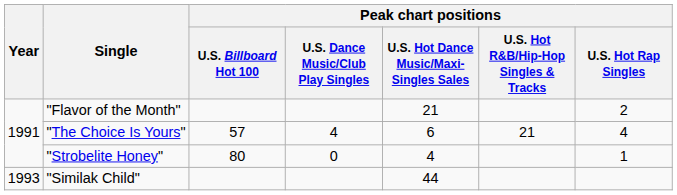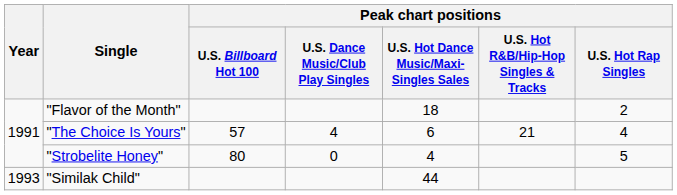(430, 110) 21 -> (430, 110) 18
(624, 155) 1 -> (624, 155) 5
